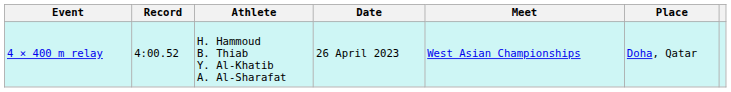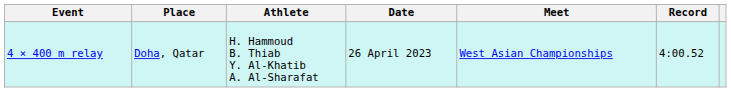columns swapped: (163, 13) <-> (672, 13)
